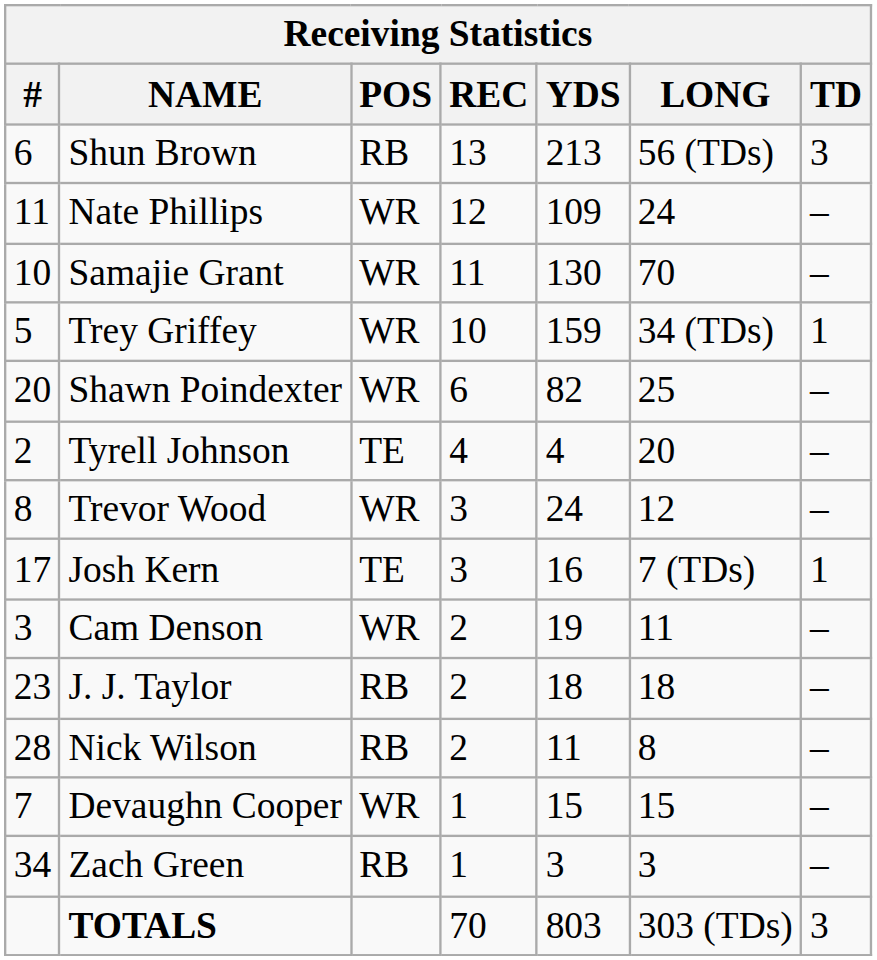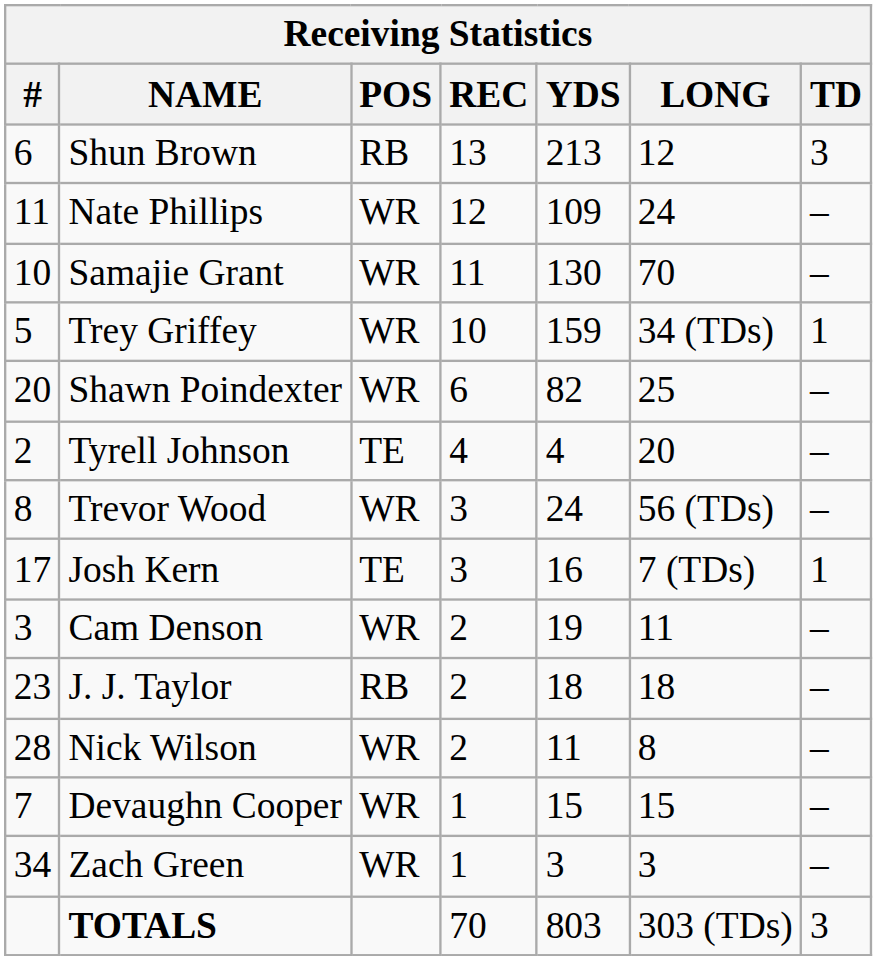(706, 152) 56 (TDs) -> (657, 152) 12
(657, 509) 12 -> (706, 509) 56 (TDs)
(384, 746) RB -> (389, 746) WR
(384, 865) RB -> (389, 865) WR
